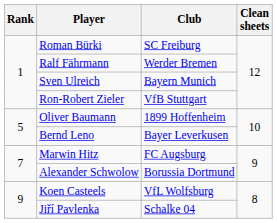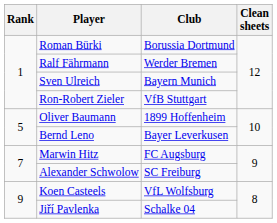(172, 44) SC Freiburg -> (189, 44) Borussia Dortmund
(189, 172) Borussia Dortmund -> (172, 172) SC Freiburg
